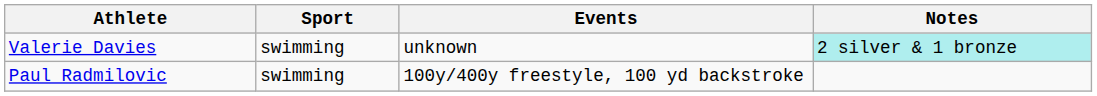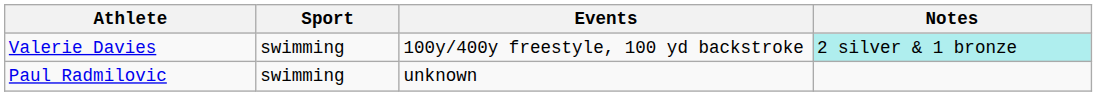(440, 48) unknown -> (604, 48) 100y/400y freestyle, 100 yd backstroke
(604, 76) 100y/400y freestyle, 100 yd backstroke -> (440, 76) unknown
